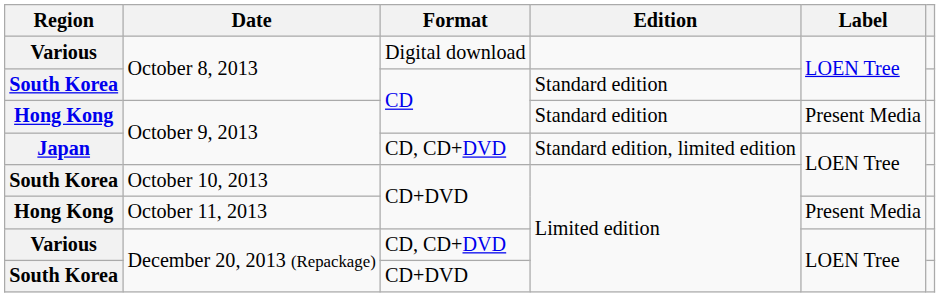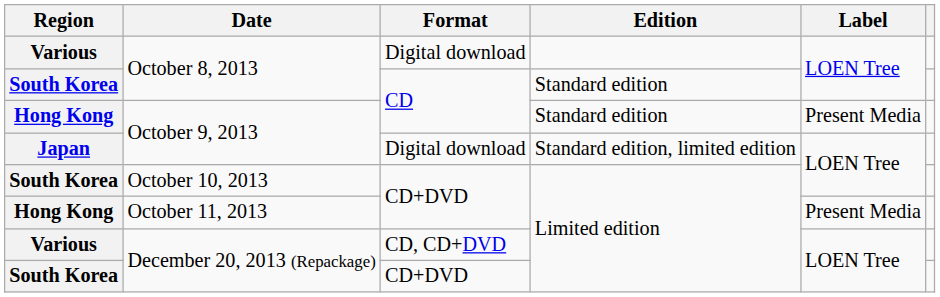(446, 148) CD, CD+DVD -> (455, 148) Digital download
